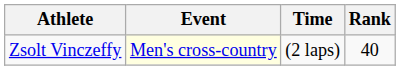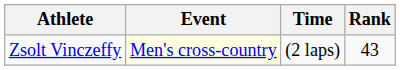(370, 49) 40 -> (370, 49) 43
